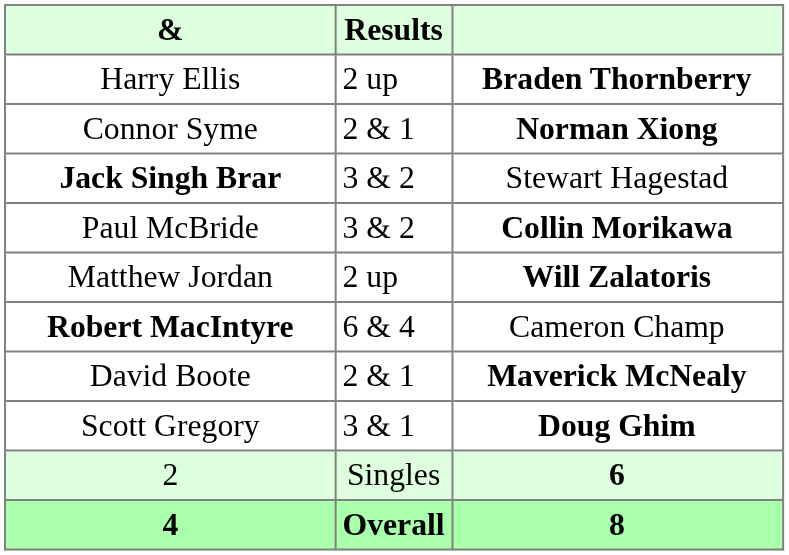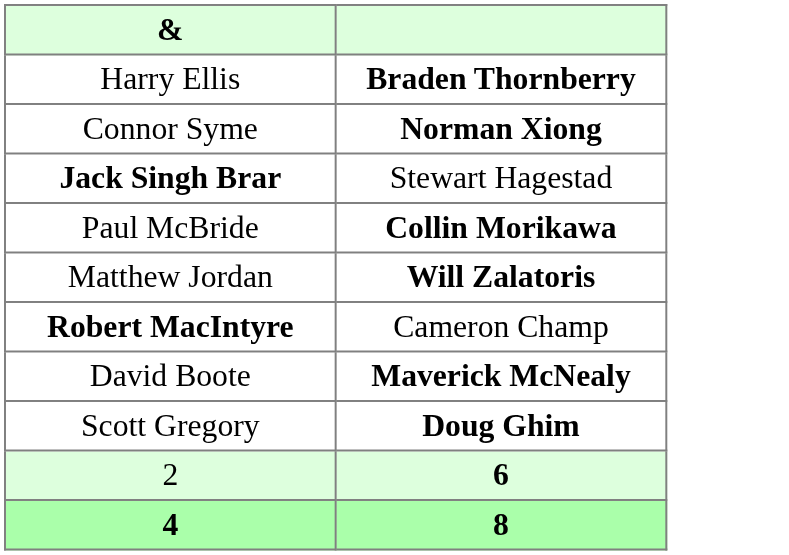- column: (394, 29)
